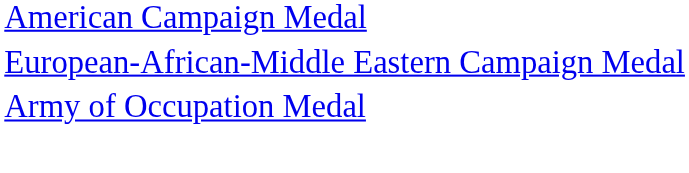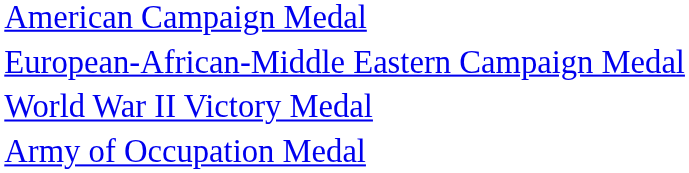+ row: (189, 106)
